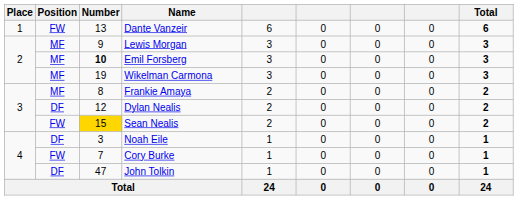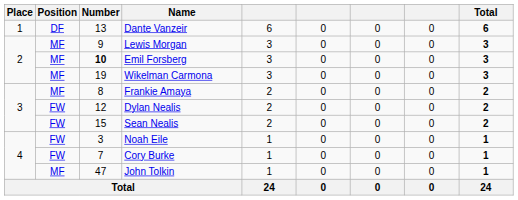(57, 28) FW -> (57, 28) DF
(57, 108) DF -> (57, 108) FW
(101, 124) gold background -> (101, 124) no background
(57, 140) DF -> (57, 140) FW
(57, 171) DF -> (57, 171) MF
